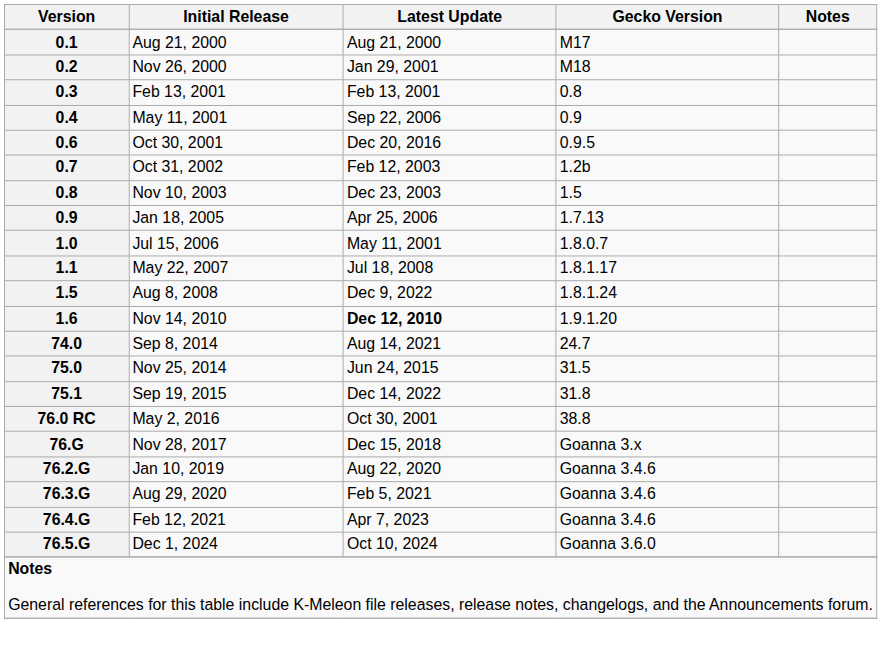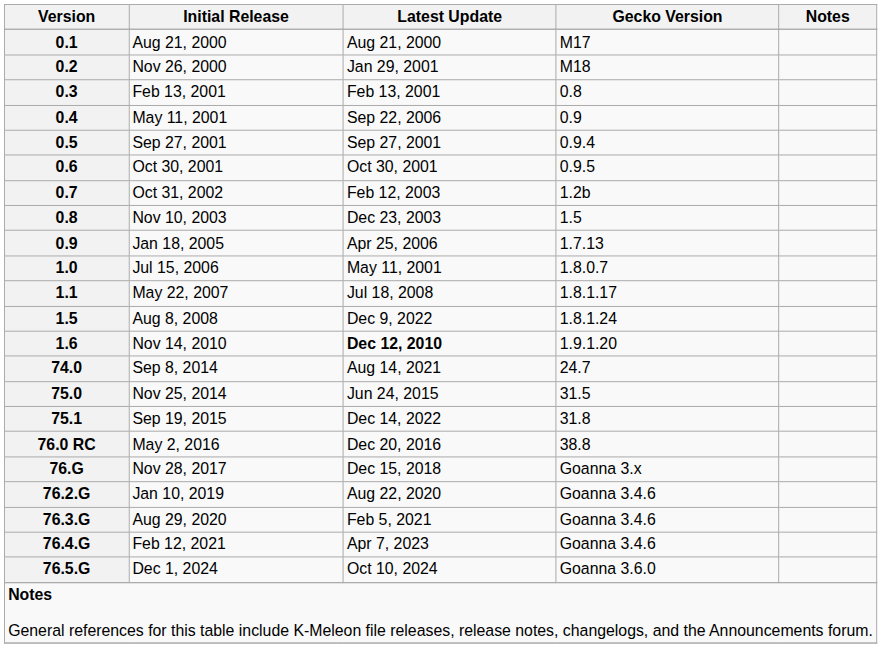+ row: (67, 142)
(394, 142) Dec 20, 2016 -> (392, 167) Oct 30, 2001
(392, 419) Oct 30, 2001 -> (394, 444) Dec 20, 2016
